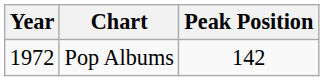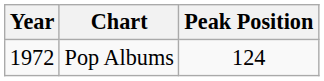(249, 57) 142 -> (249, 57) 124
